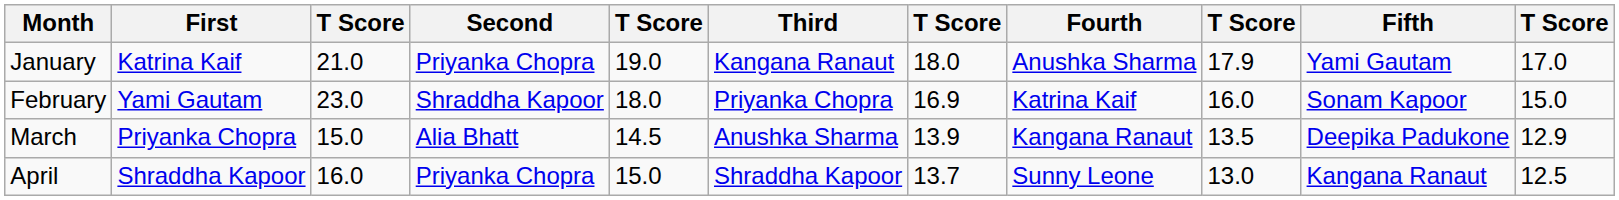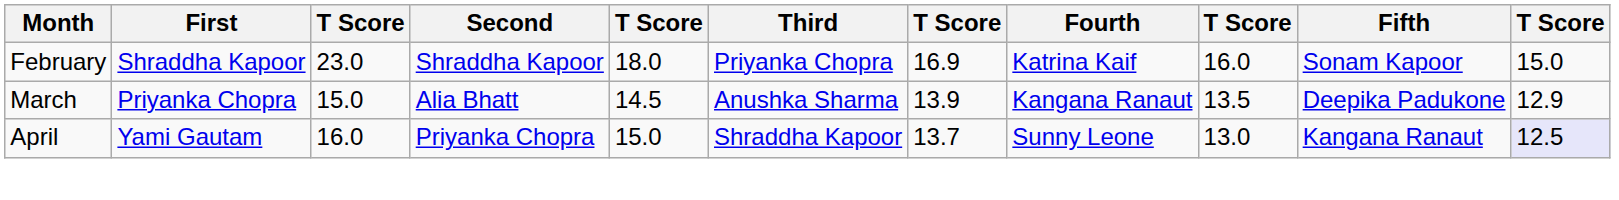- row: (53, 61)
(190, 99) Yami Gautam -> (211, 61) Shraddha Kapoor
(211, 175) Shraddha Kapoor -> (190, 137) Yami Gautam
(1544, 175) no background -> (1540, 137) lavender background
